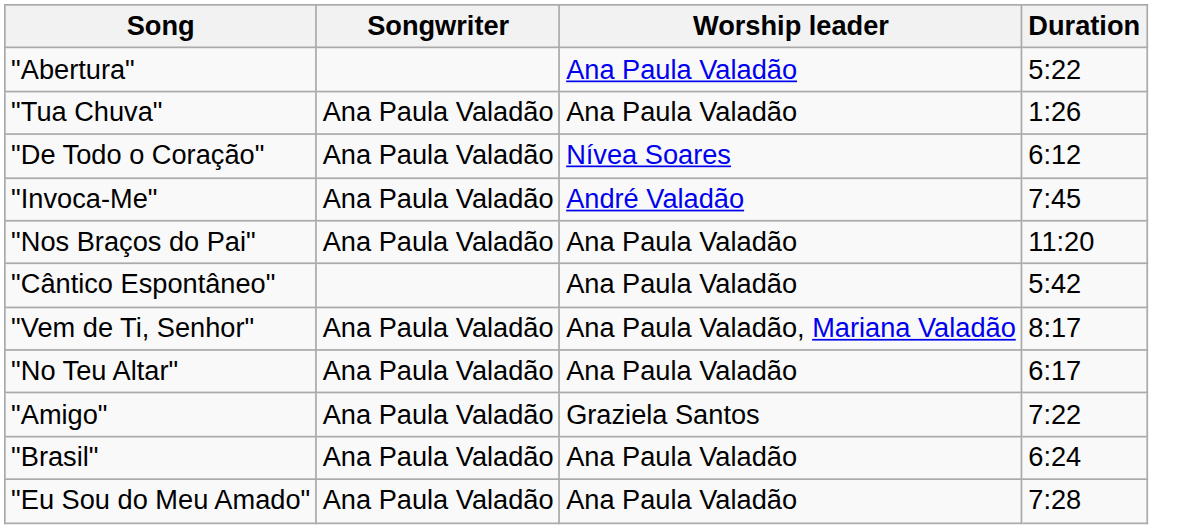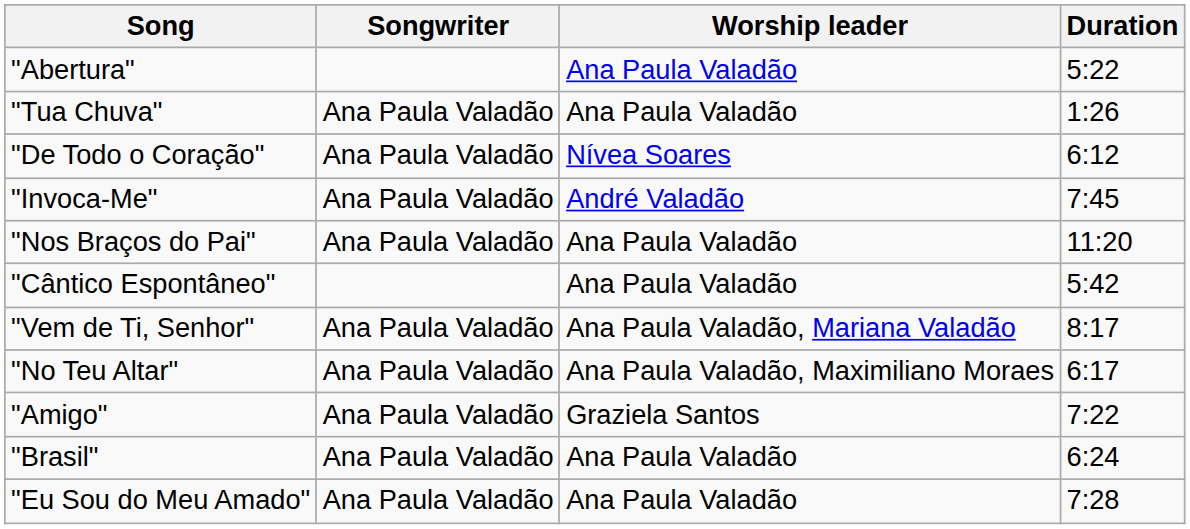(682, 371) Ana Paula Valadão -> (810, 371) Ana Paula Valadão, Maximiliano Moraes
